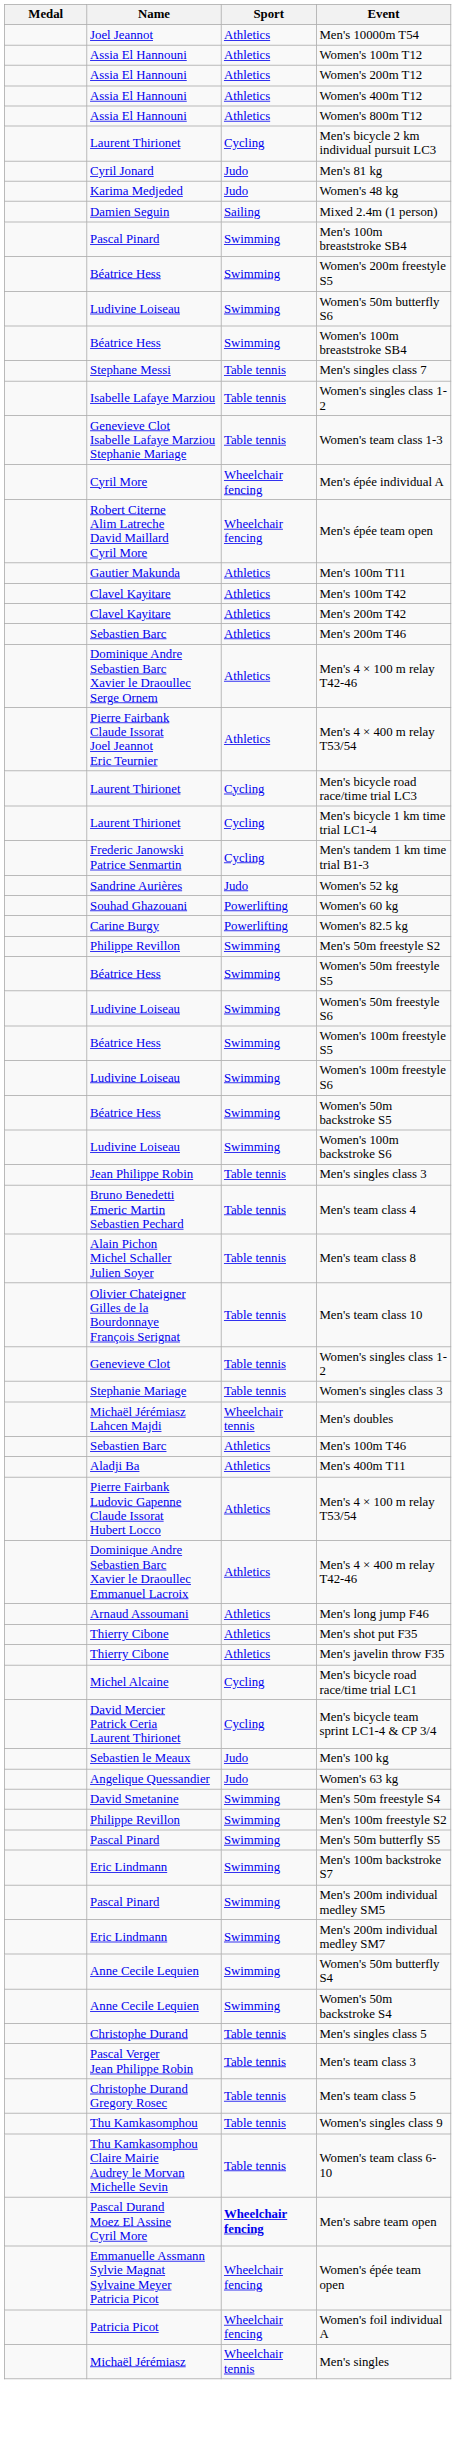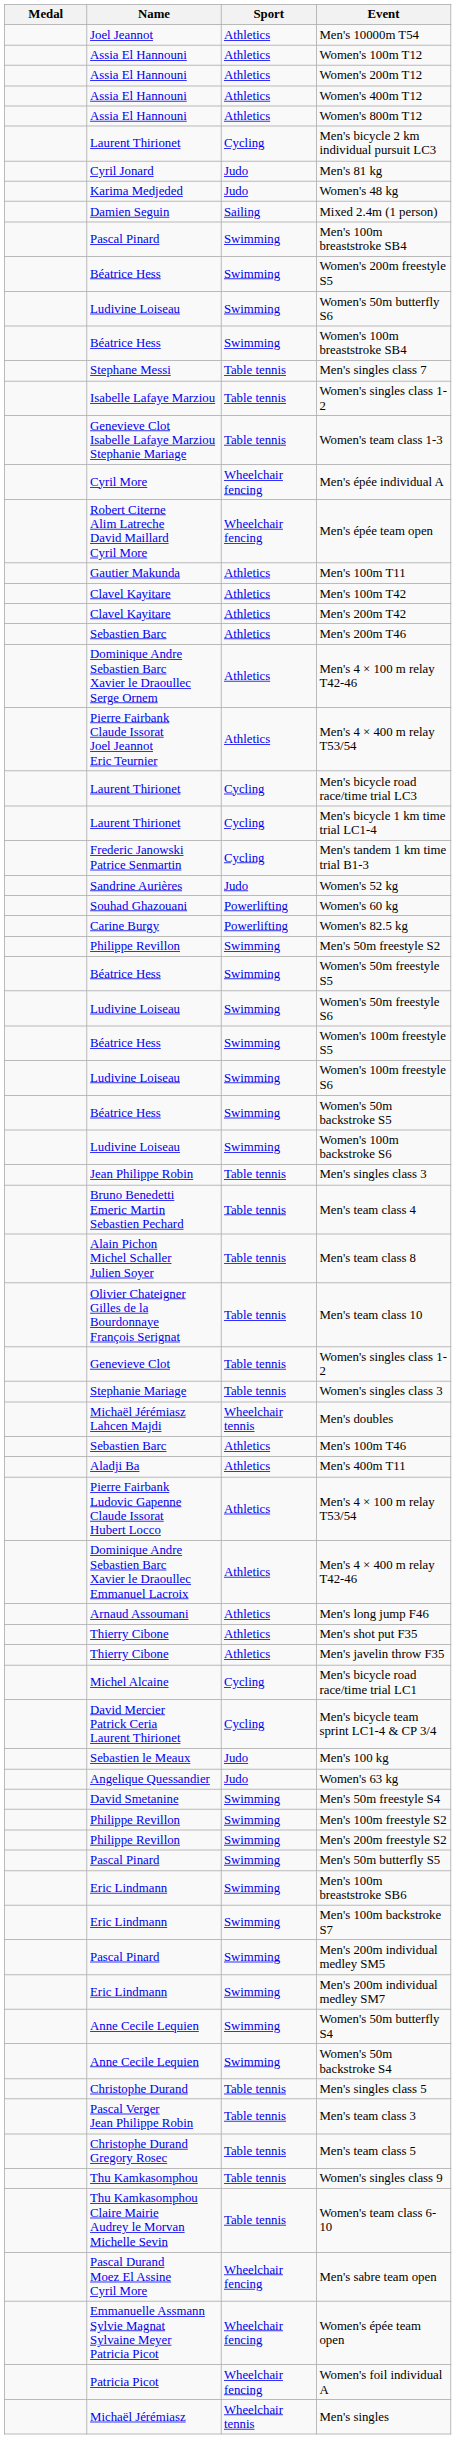+ row: (135, 1840)
+ row: (129, 1887)
(256, 2221) bold -> (253, 2276) normal
